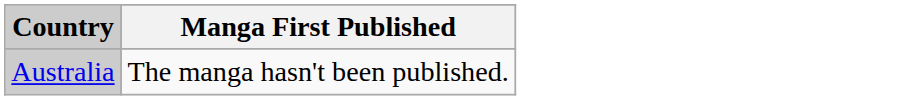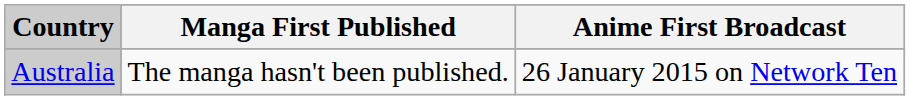+ column: (709, 26)
